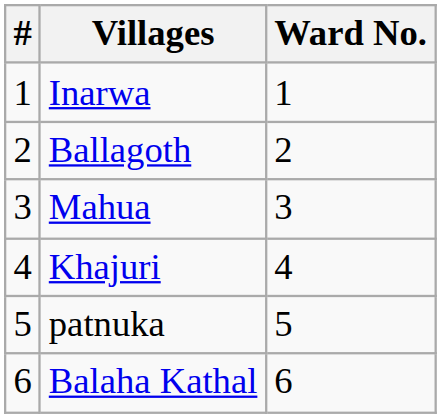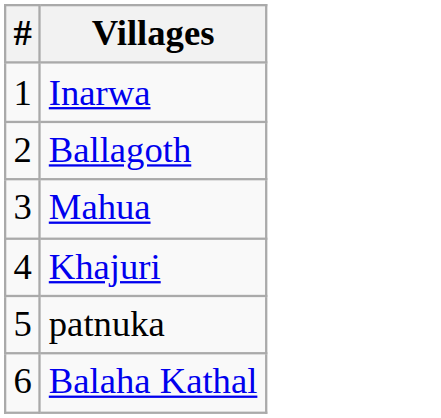- column: (351, 33)
